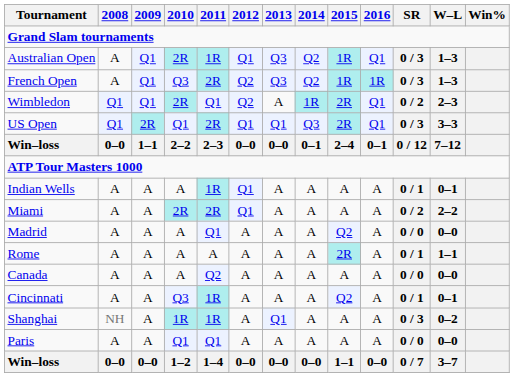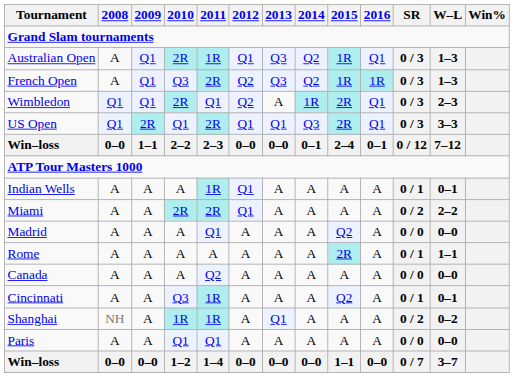(412, 101) 0 / 2 -> (412, 101) 0 / 3
(412, 318) 0 / 3 -> (412, 318) 0 / 2
